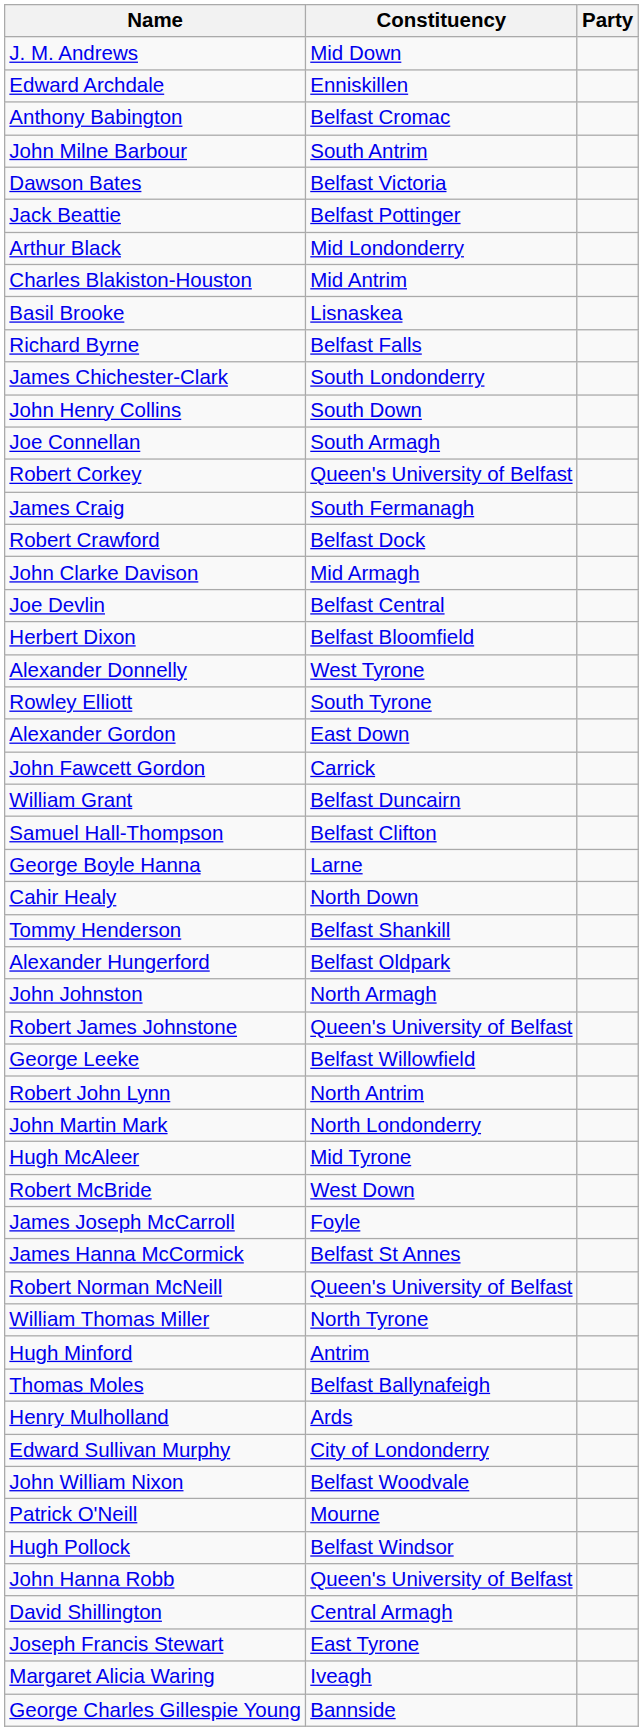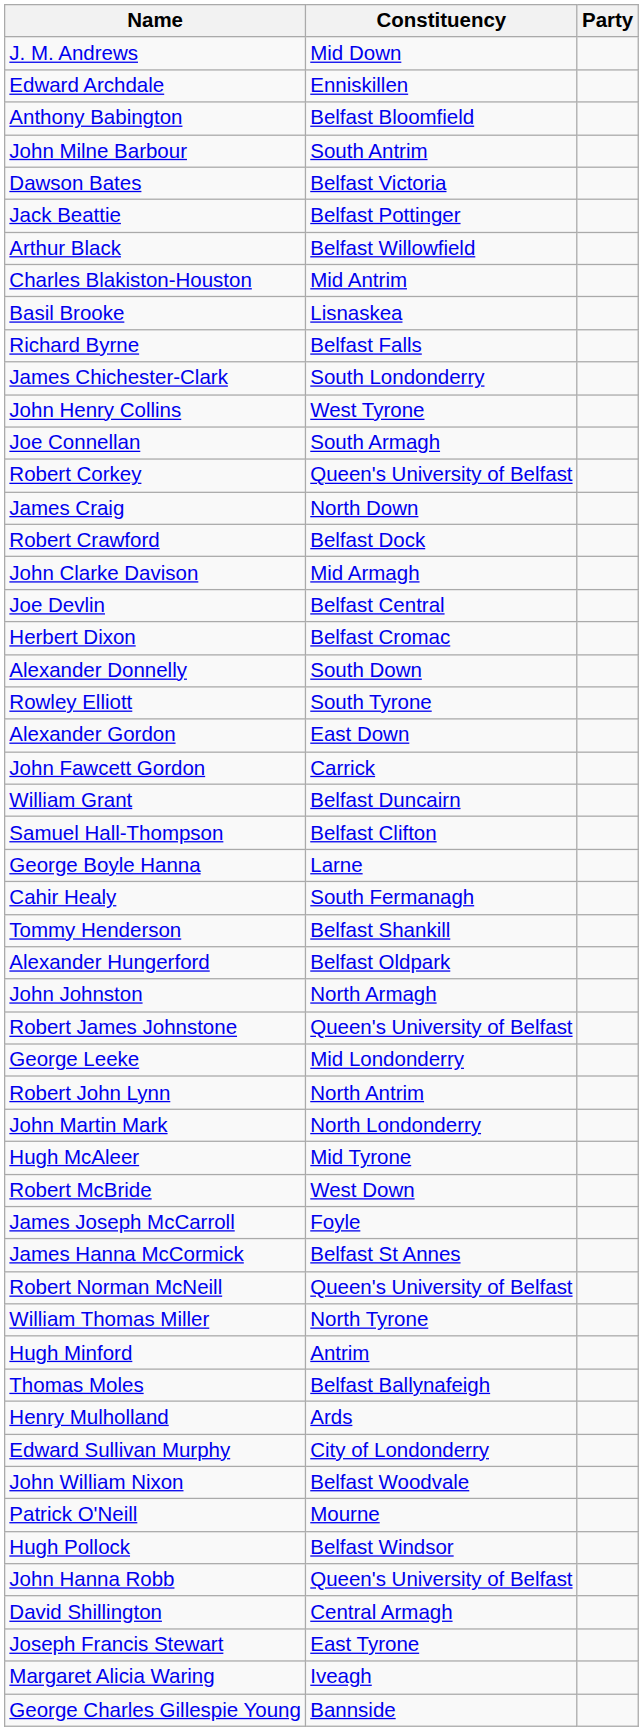(380, 118) Belfast Cromac -> (392, 118) Belfast Bloomfield
(387, 248) Mid Londonderry -> (393, 248) Belfast Willowfield
(366, 410) South Down -> (367, 410) West Tyrone
(392, 507) South Fermanagh -> (364, 507) North Down
(392, 637) Belfast Bloomfield -> (380, 637) Belfast Cromac
(367, 670) West Tyrone -> (366, 670) South Down
(364, 897) North Down -> (392, 897) South Fermanagh
(393, 1060) Belfast Willowfield -> (387, 1060) Mid Londonderry
